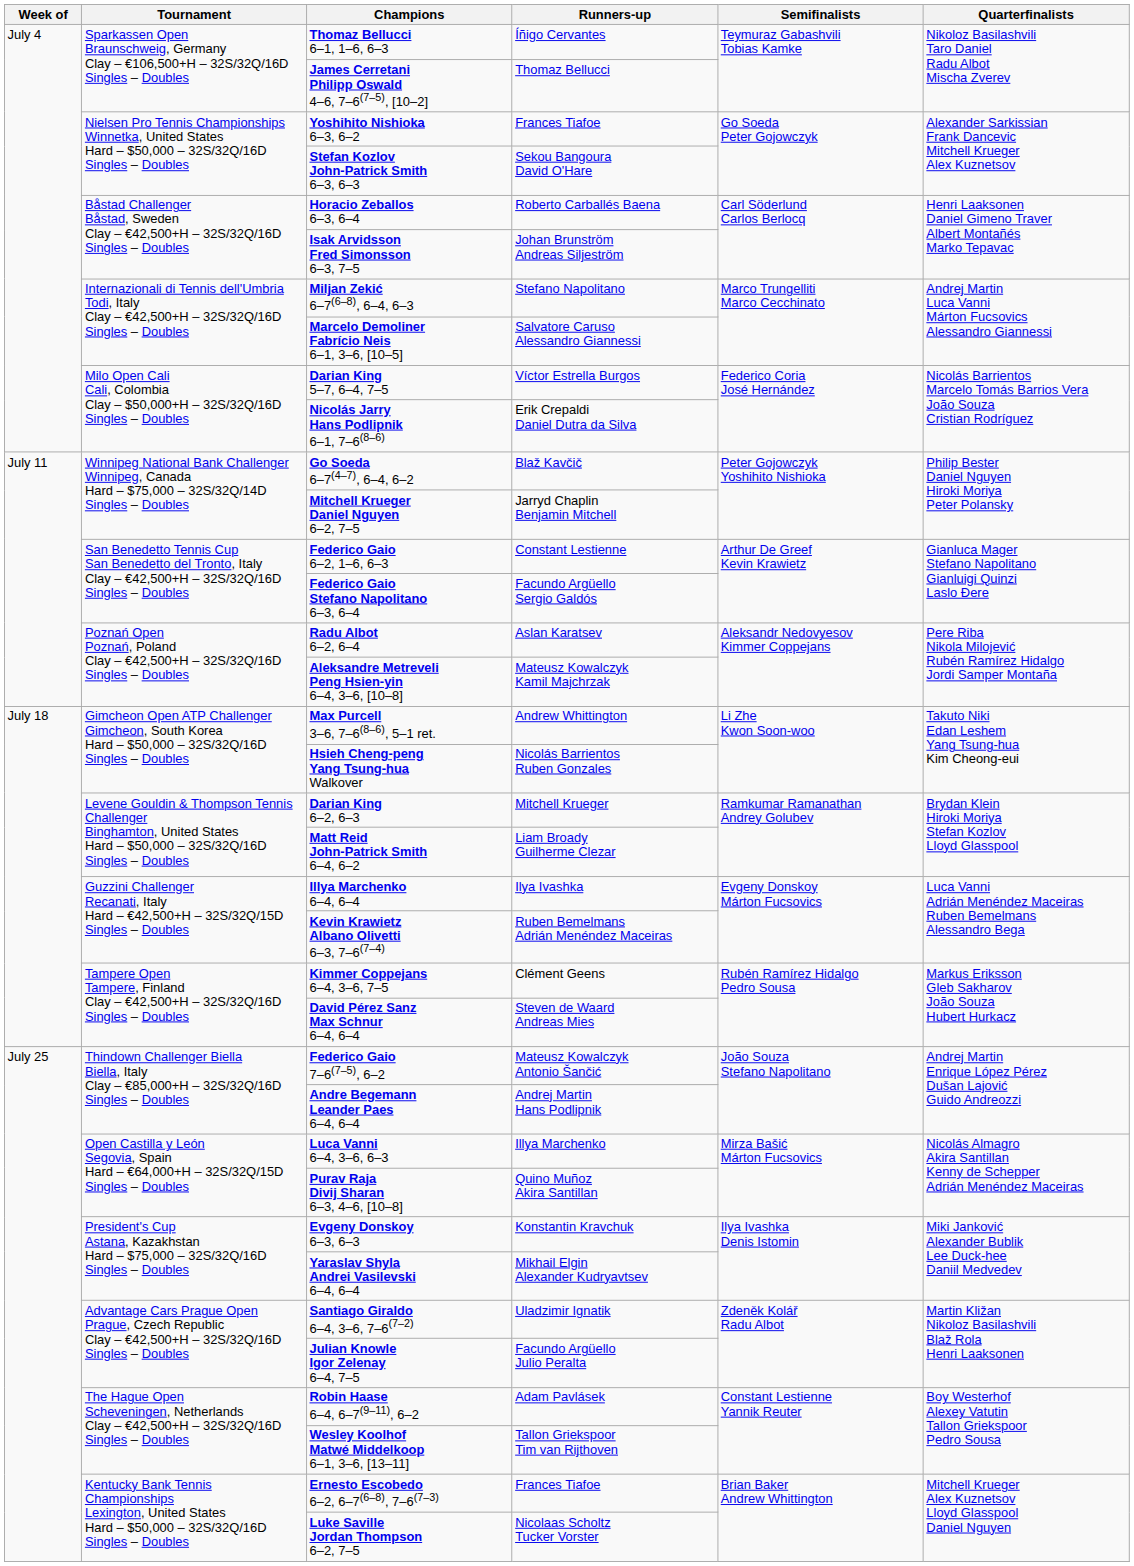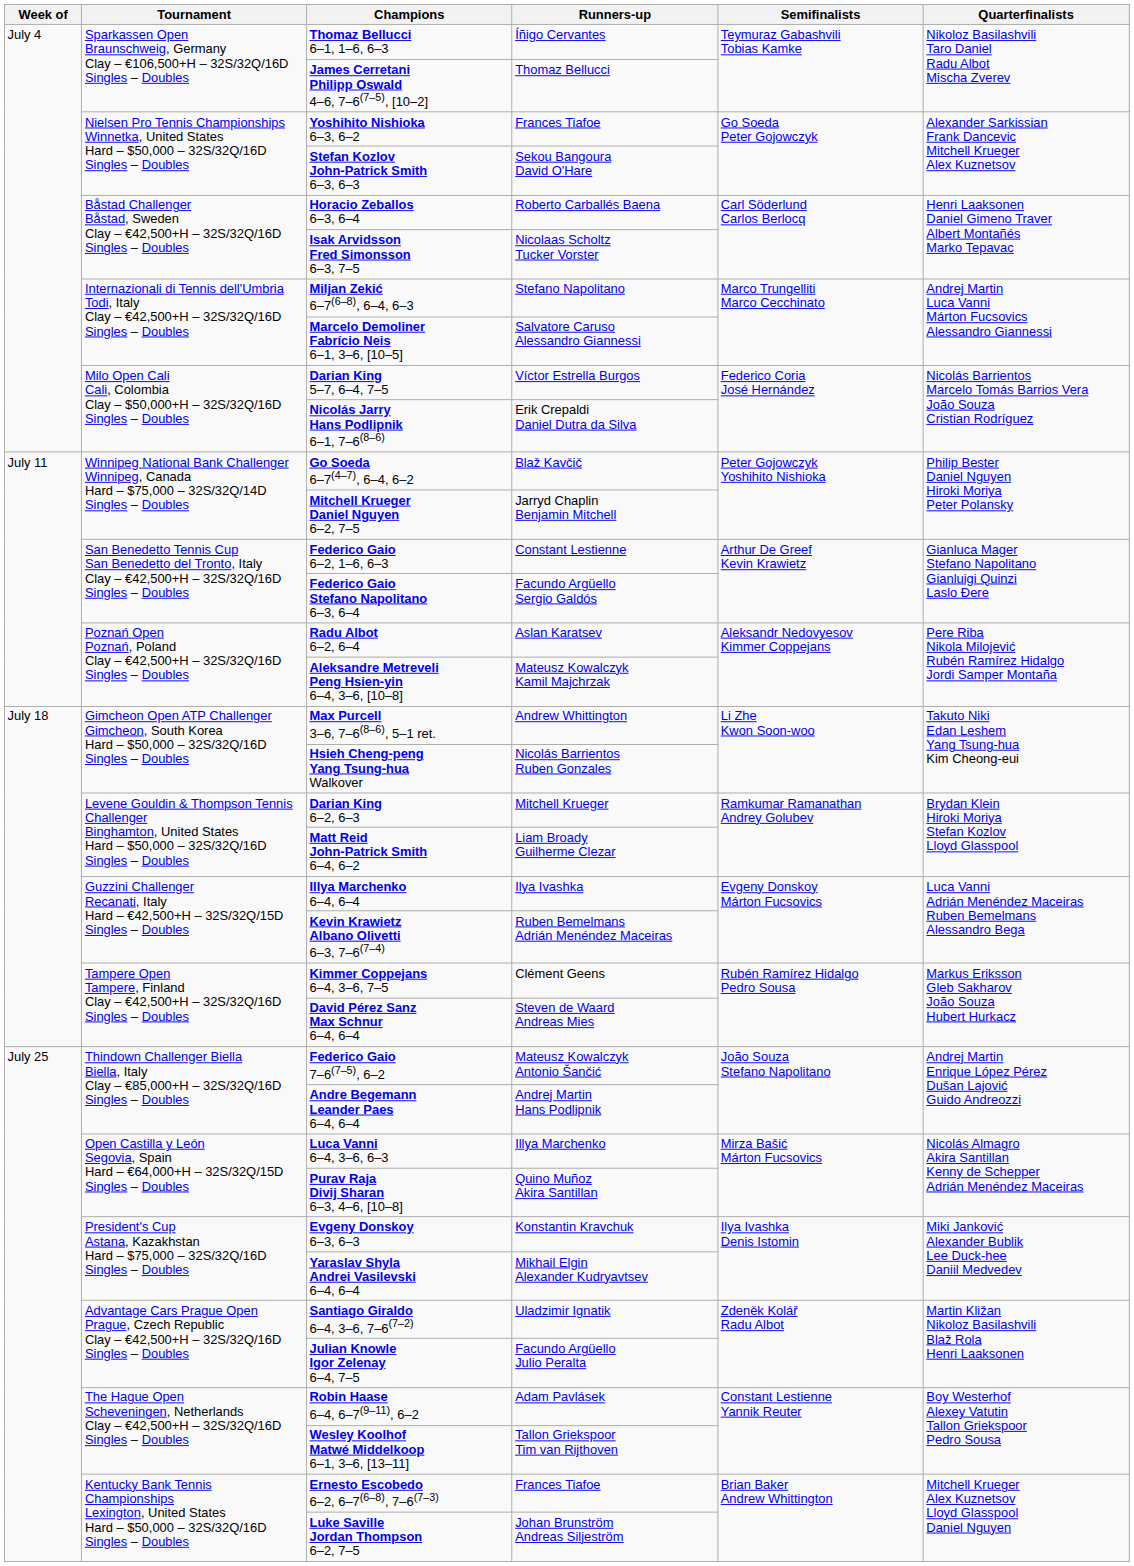(569, 247) Johan Brunström Andreas Siljeström -> (563, 247) Nicolaas Scholtz Tucker Vorster
(563, 1529) Nicolaas Scholtz Tucker Vorster -> (569, 1529) Johan Brunström Andreas Siljeström
